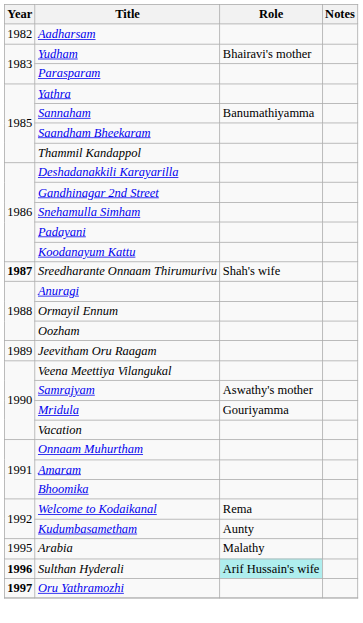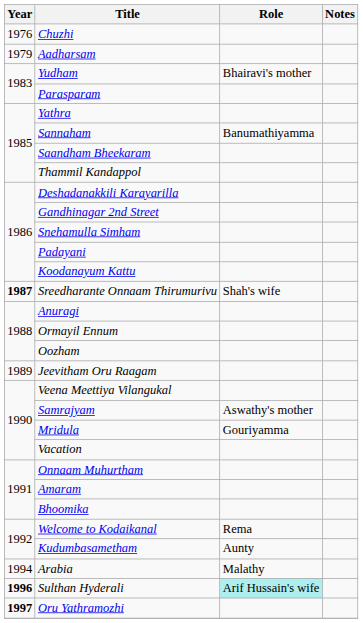+ row: (56, 34)
(20, 34) 1982 -> (20, 53) 1979
(20, 548) 1995 -> (20, 568) 1994
